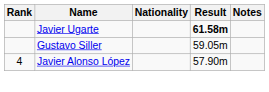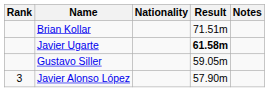+ row: (64, 29)
(19, 62) 4 -> (19, 78) 3
